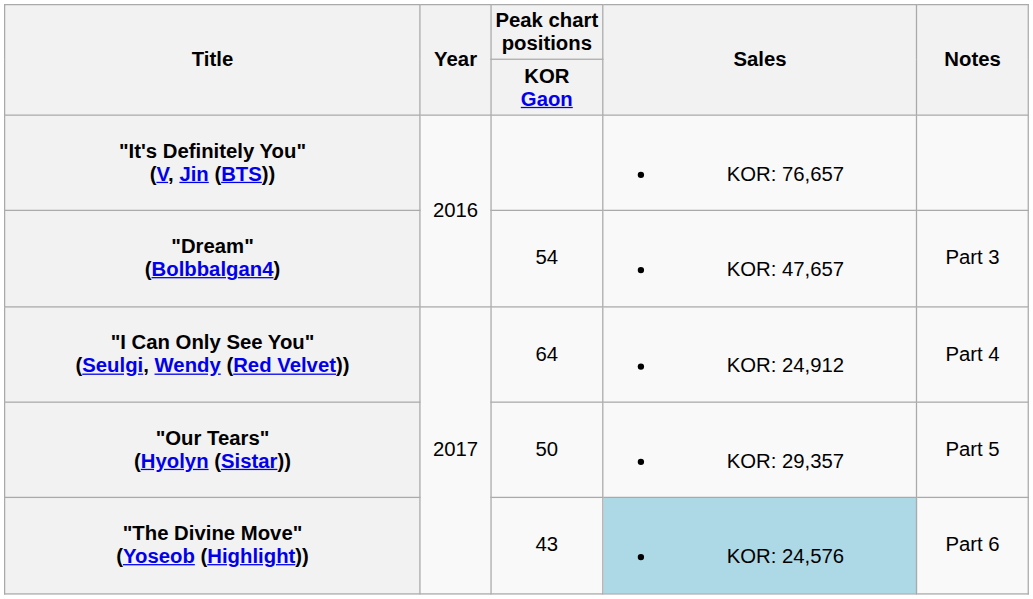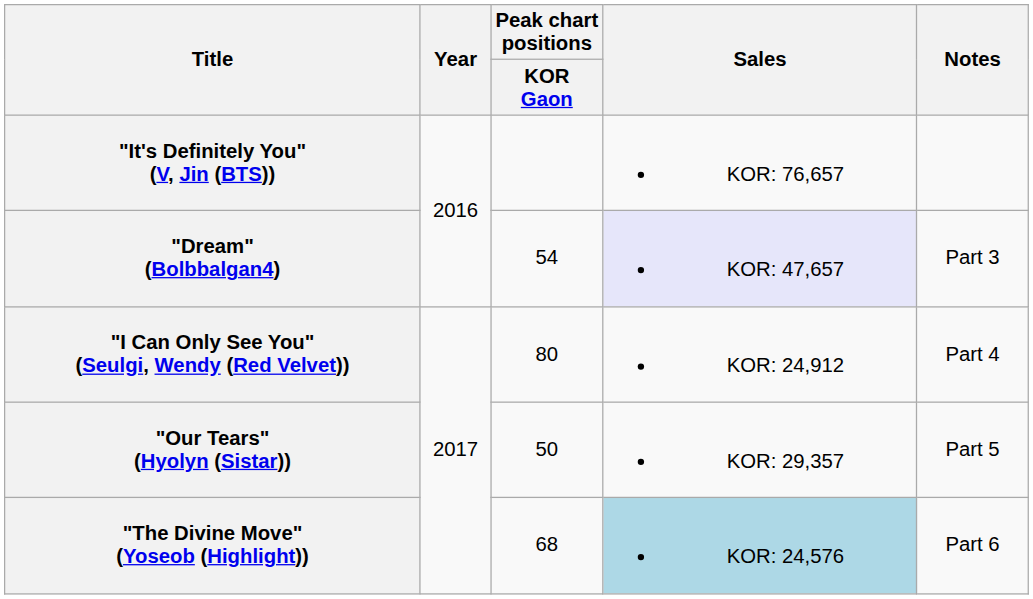(760, 270) no background -> (760, 270) lavender background
(547, 353) 64 -> (547, 353) 80
(547, 545) 43 -> (547, 545) 68
